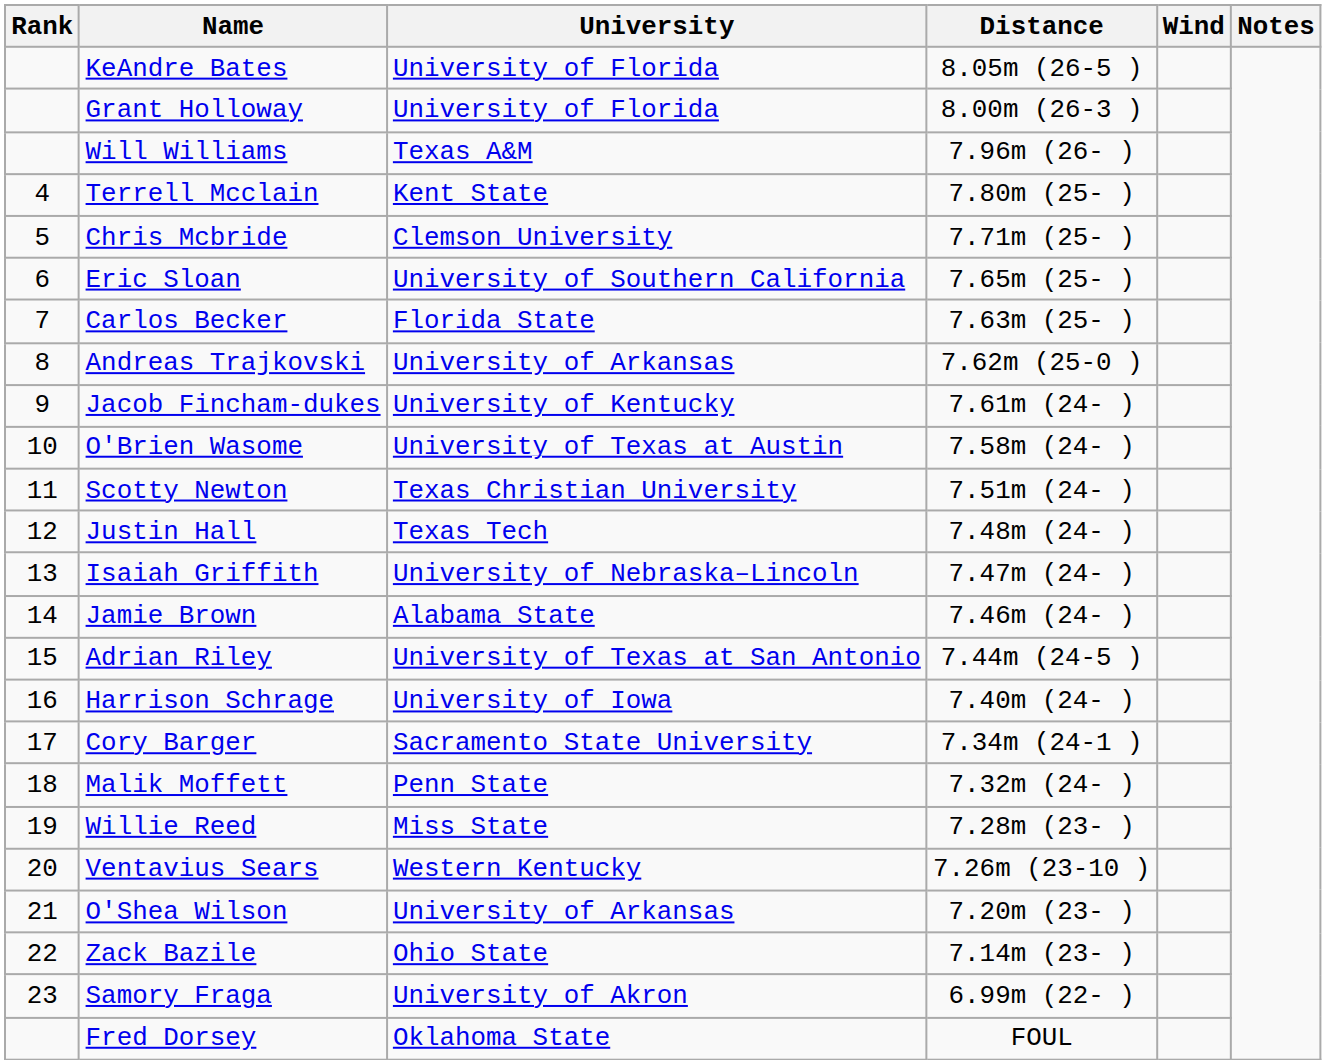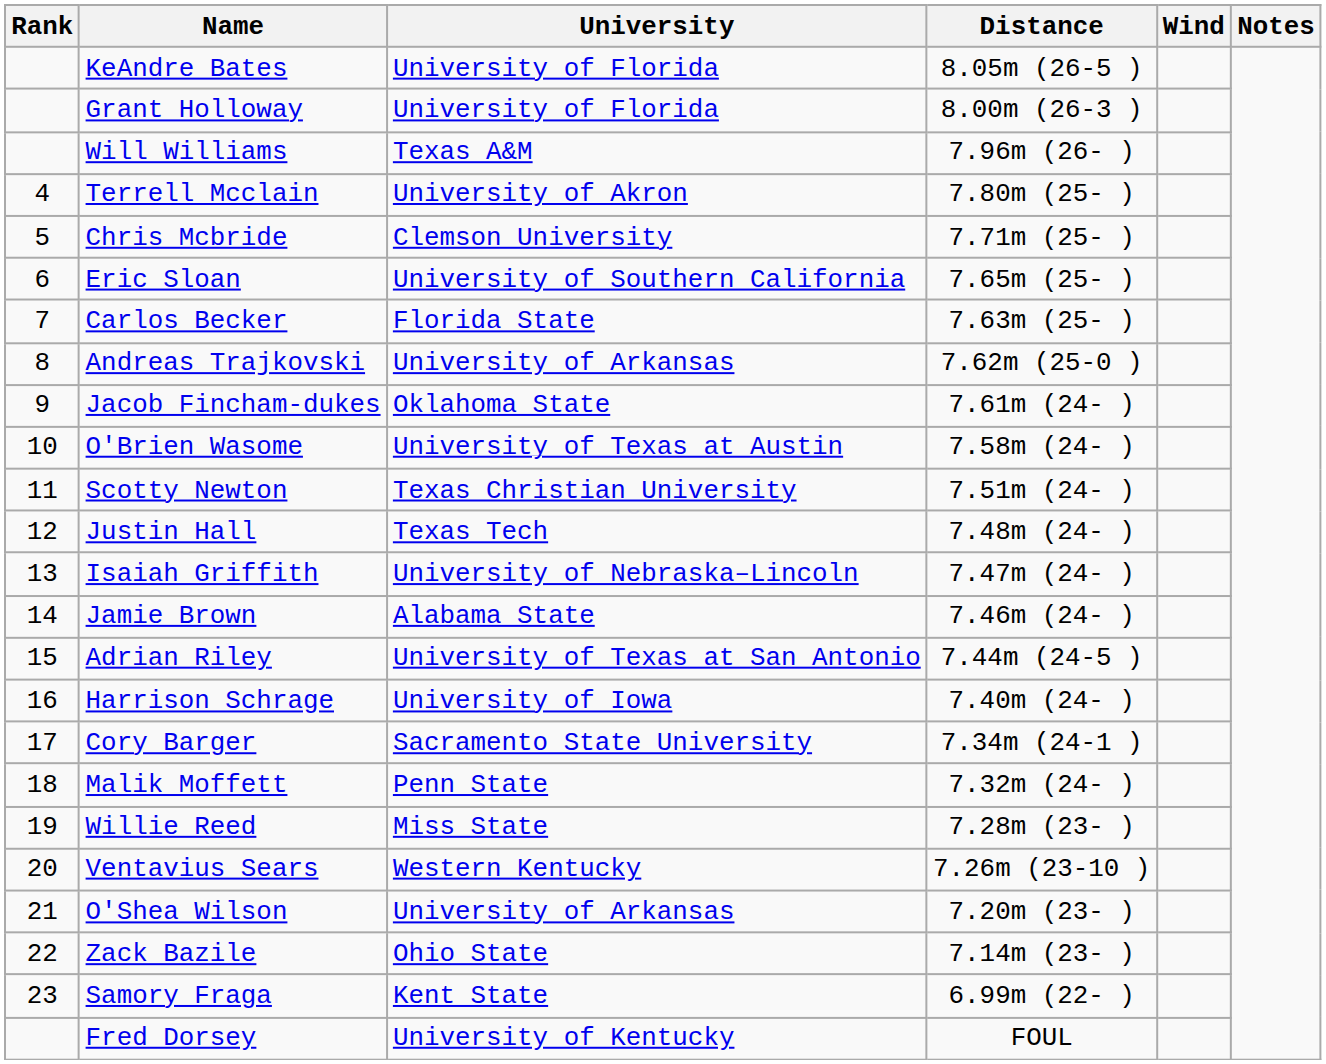(471, 195) Kent State -> (540, 195) University of Akron
(564, 406) University of Kentucky -> (502, 406) Oklahoma State
(540, 996) University of Akron -> (471, 996) Kent State
(502, 1038) Oklahoma State -> (564, 1038) University of Kentucky
